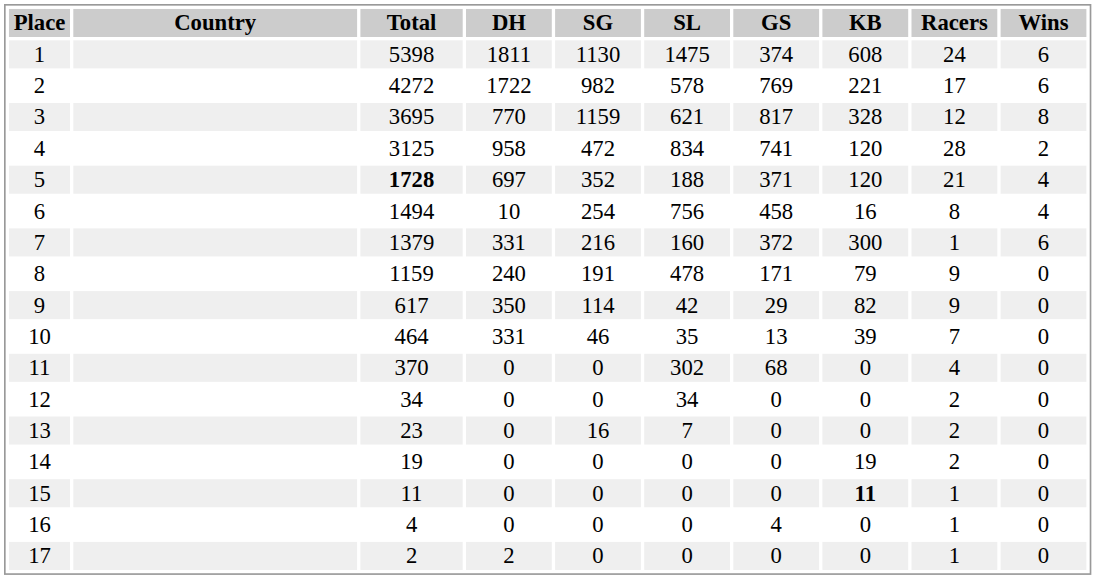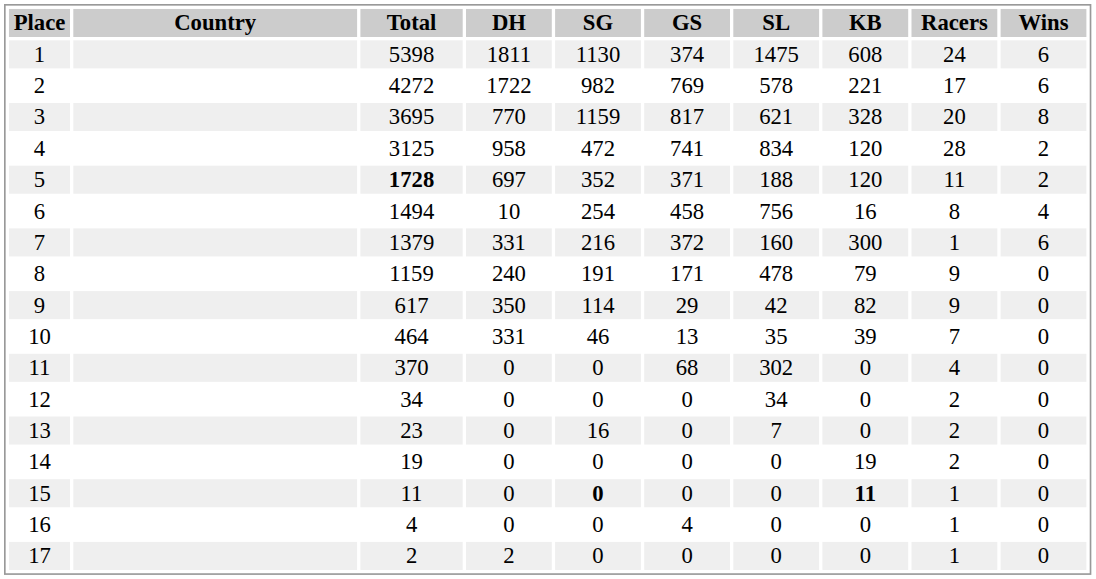columns swapped: (776, 23) <-> (687, 23)
(954, 117) 12 -> (954, 117) 20
(954, 180) 21 -> (954, 180) 11
(1044, 180) 4 -> (1044, 180) 2
(598, 493) normal -> (598, 493) bold
